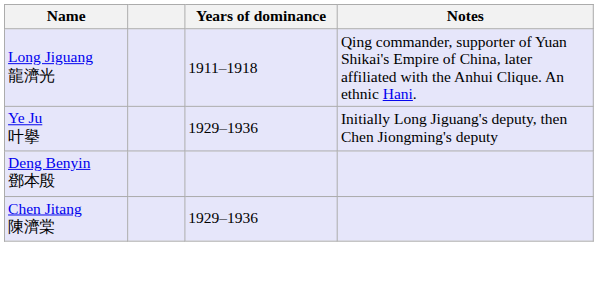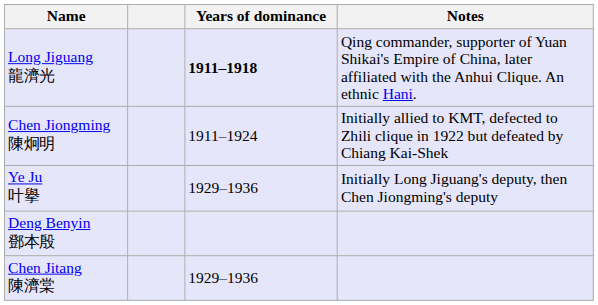(223, 67) normal -> (223, 67) bold
+ row: (59, 134)
